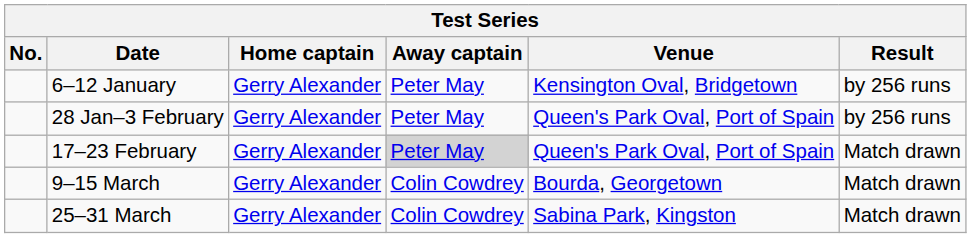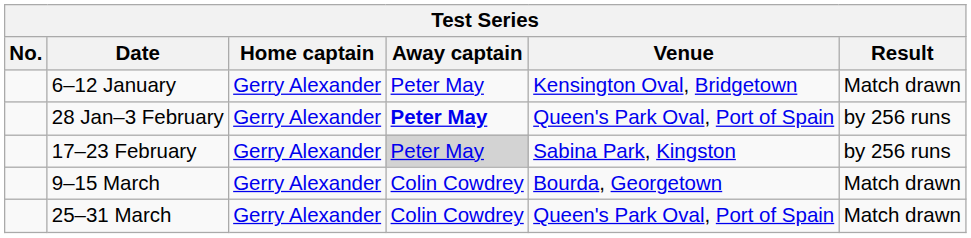(897, 85) by 256 runs -> (902, 85) Match drawn
(437, 118) normal -> (439, 118) bold
(684, 150) Queen's Park Oval, Port of Spain -> (635, 150) Sabina Park, Kingston
(902, 150) Match drawn -> (897, 150) by 256 runs
(635, 215) Sabina Park, Kingston -> (684, 215) Queen's Park Oval, Port of Spain
